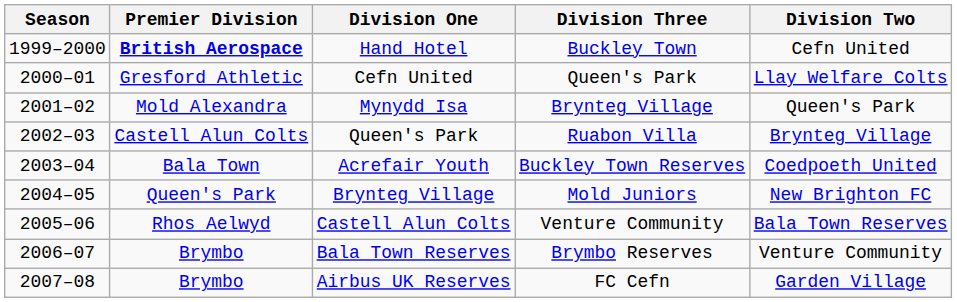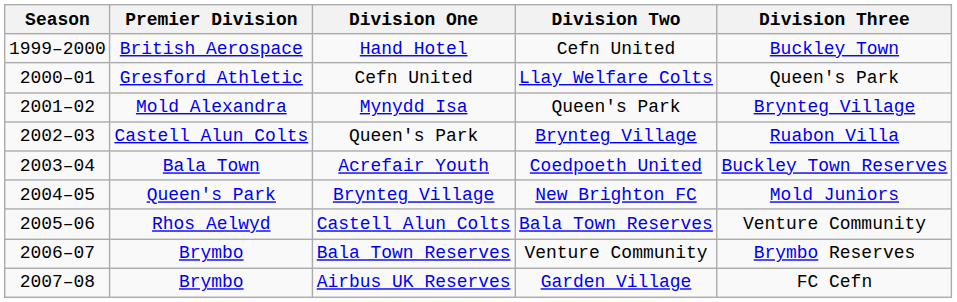columns swapped: (851, 19) <-> (632, 19)
(211, 49) bold -> (211, 49) normal
